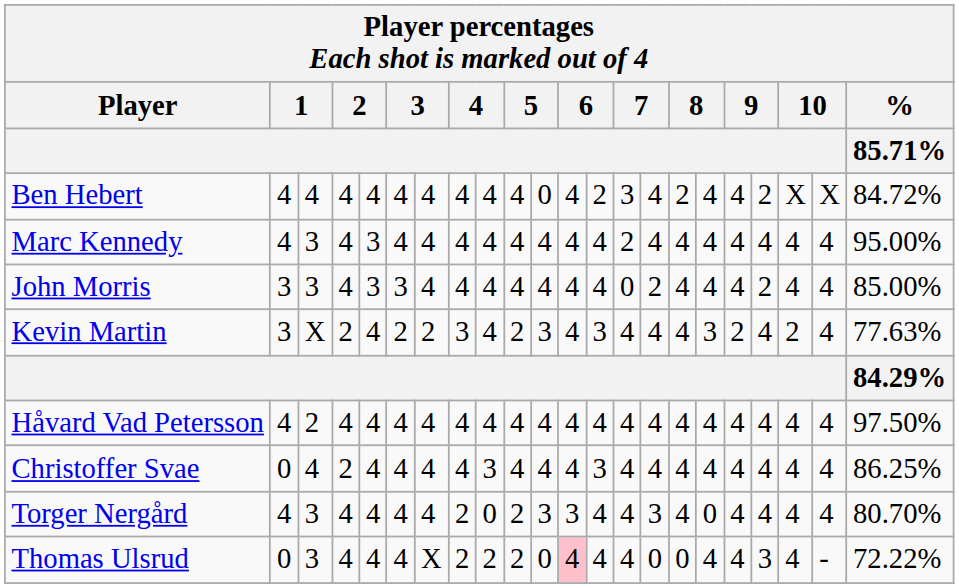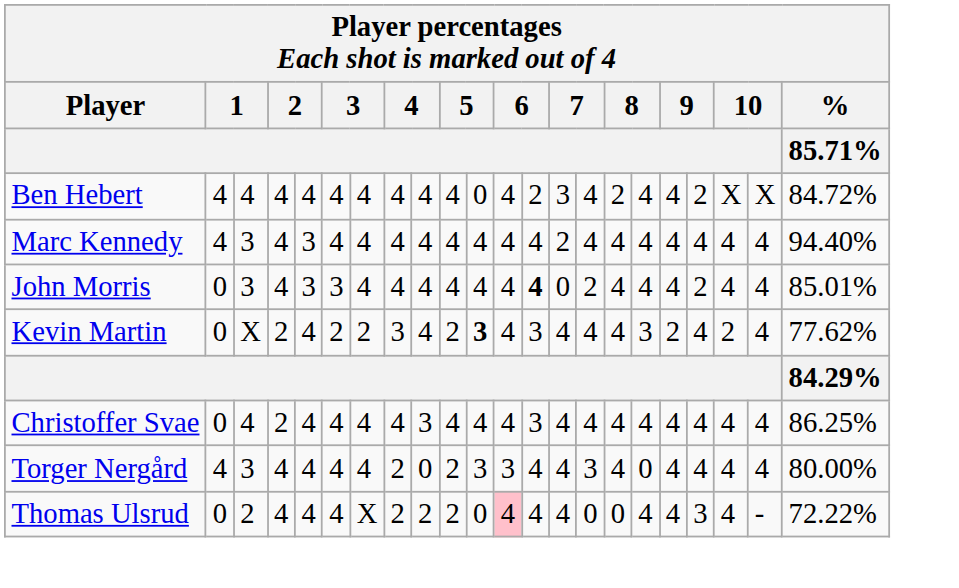(897, 241) 95.00% -> (833, 241) 94.40%
(284, 286) 3 -> (220, 286) 0
(600, 286) normal -> (535, 286) bold
(897, 286) 85.00% -> (833, 286) 85.01%
(284, 331) 3 -> (220, 331) 0
(545, 331) normal -> (480, 331) bold
(897, 331) 77.63% -> (833, 331) 77.62%
- row: (138, 422)
(897, 513) 80.70% -> (833, 468) 80.00%
(312, 559) 3 -> (247, 513) 2
